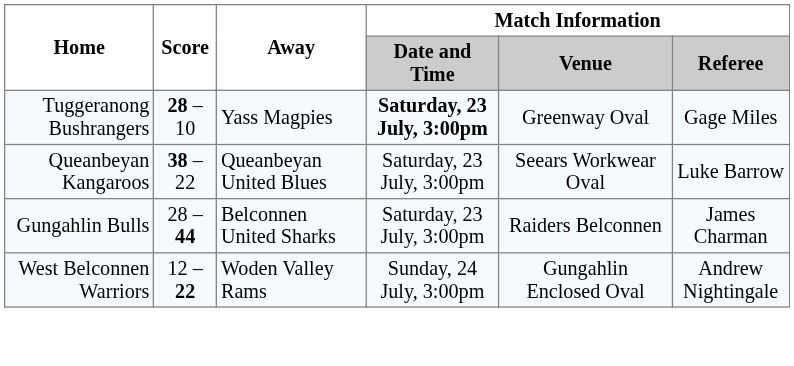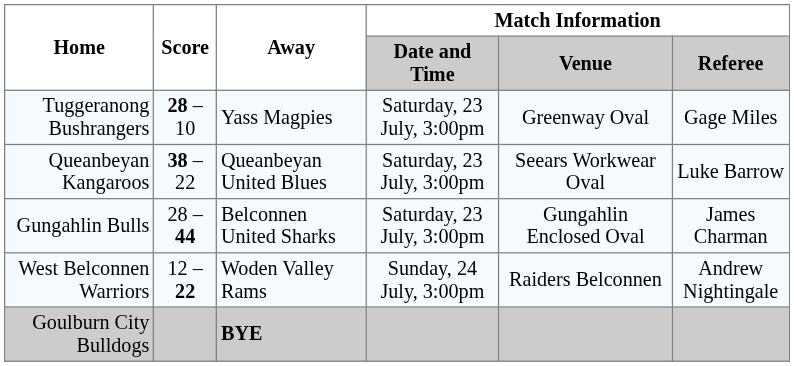(432, 117) bold -> (432, 117) normal
(585, 225) Raiders Belconnen -> (585, 225) Gungahlin Enclosed Oval
(585, 279) Gungahlin Enclosed Oval -> (585, 279) Raiders Belconnen
+ row: (91, 333)
